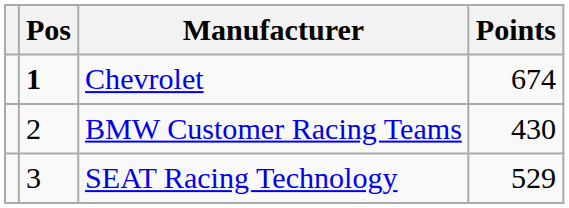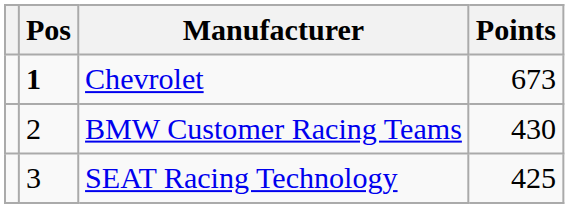(534, 79) 674 -> (534, 79) 673
(534, 178) 529 -> (534, 178) 425
